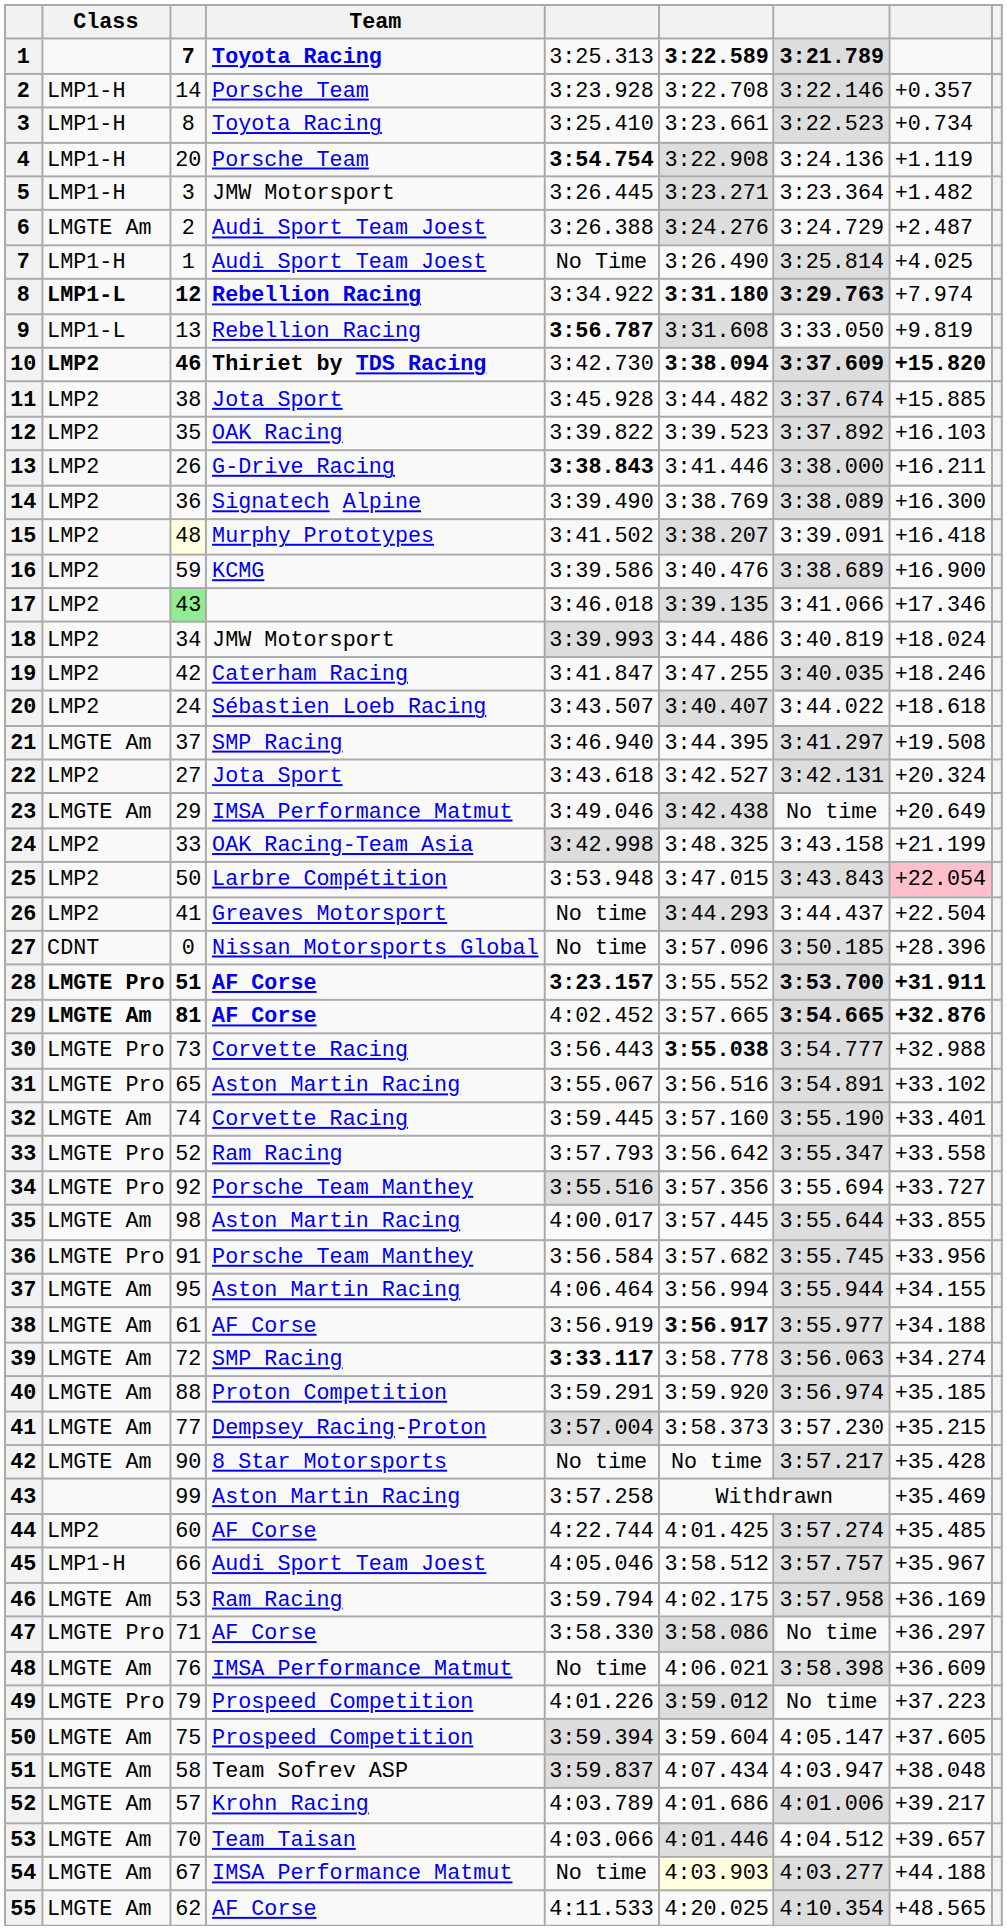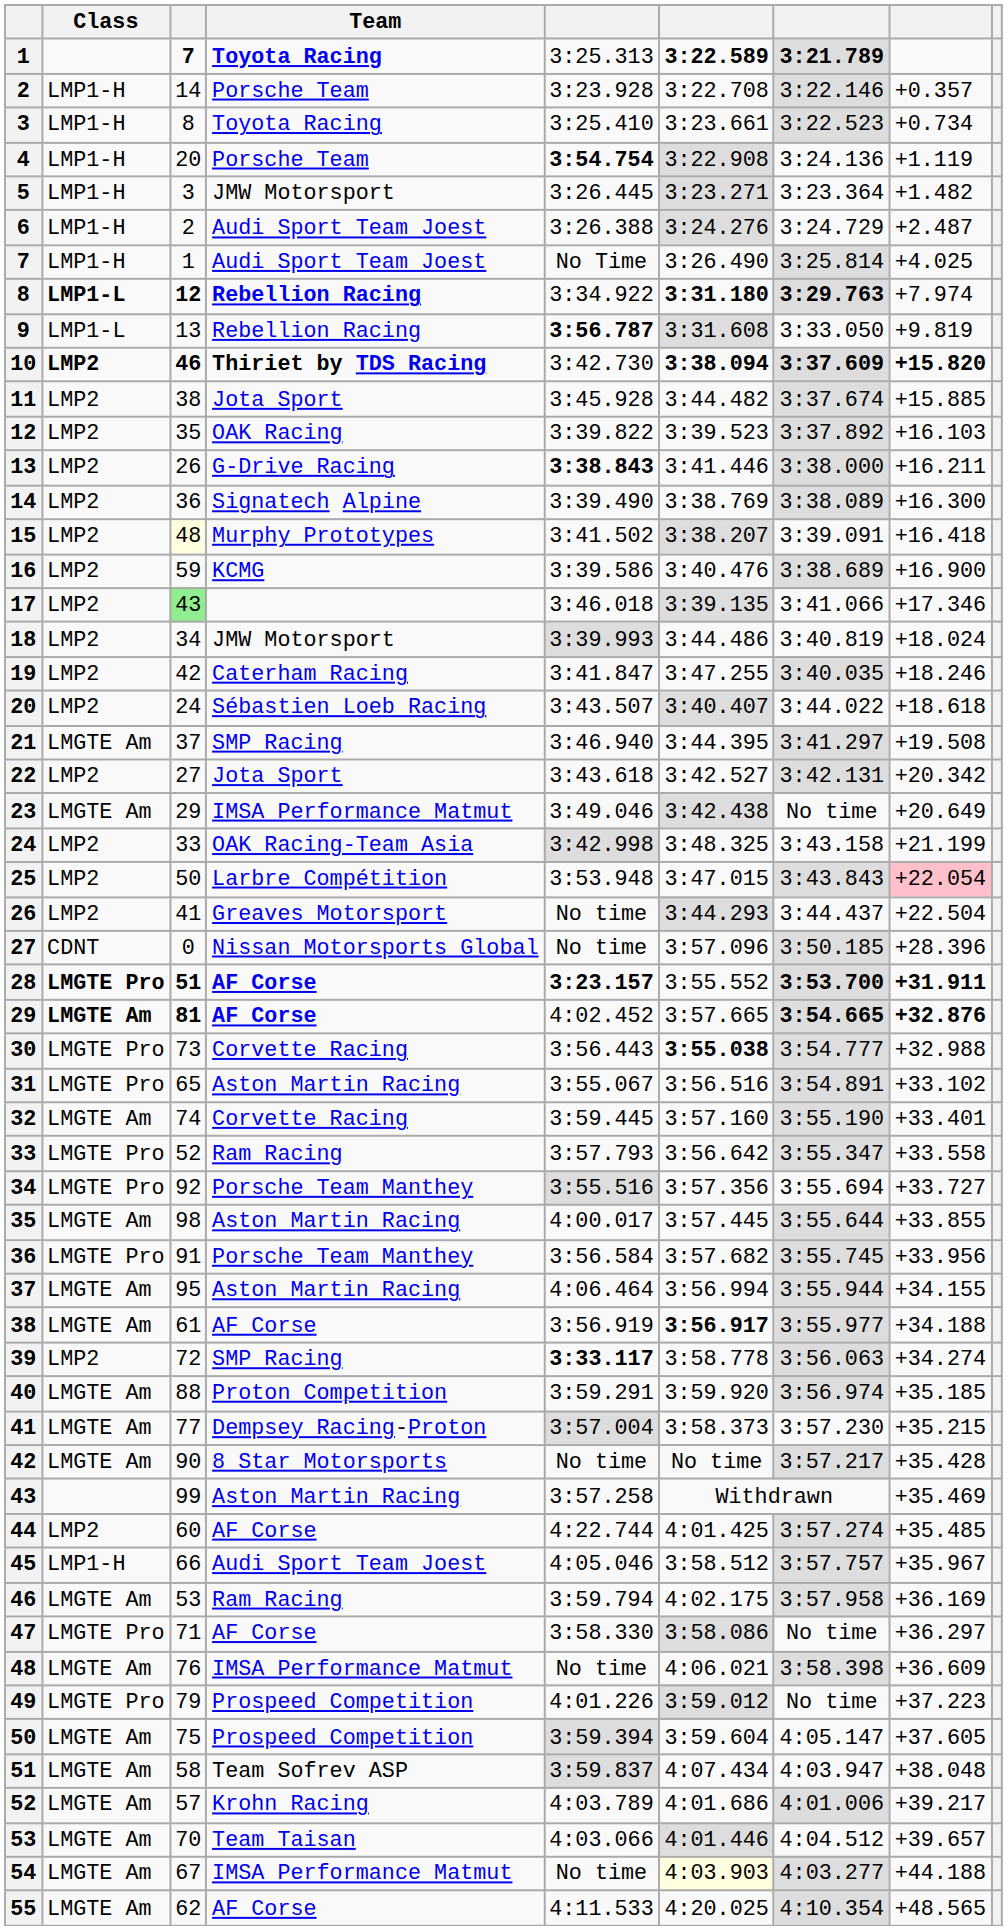(99, 228) LMGTE Am -> (86, 228) LMP1-H
(940, 777) +20.324 -> (940, 777) +20.342
(99, 1359) LMGTE Am -> (73, 1359) LMP2
